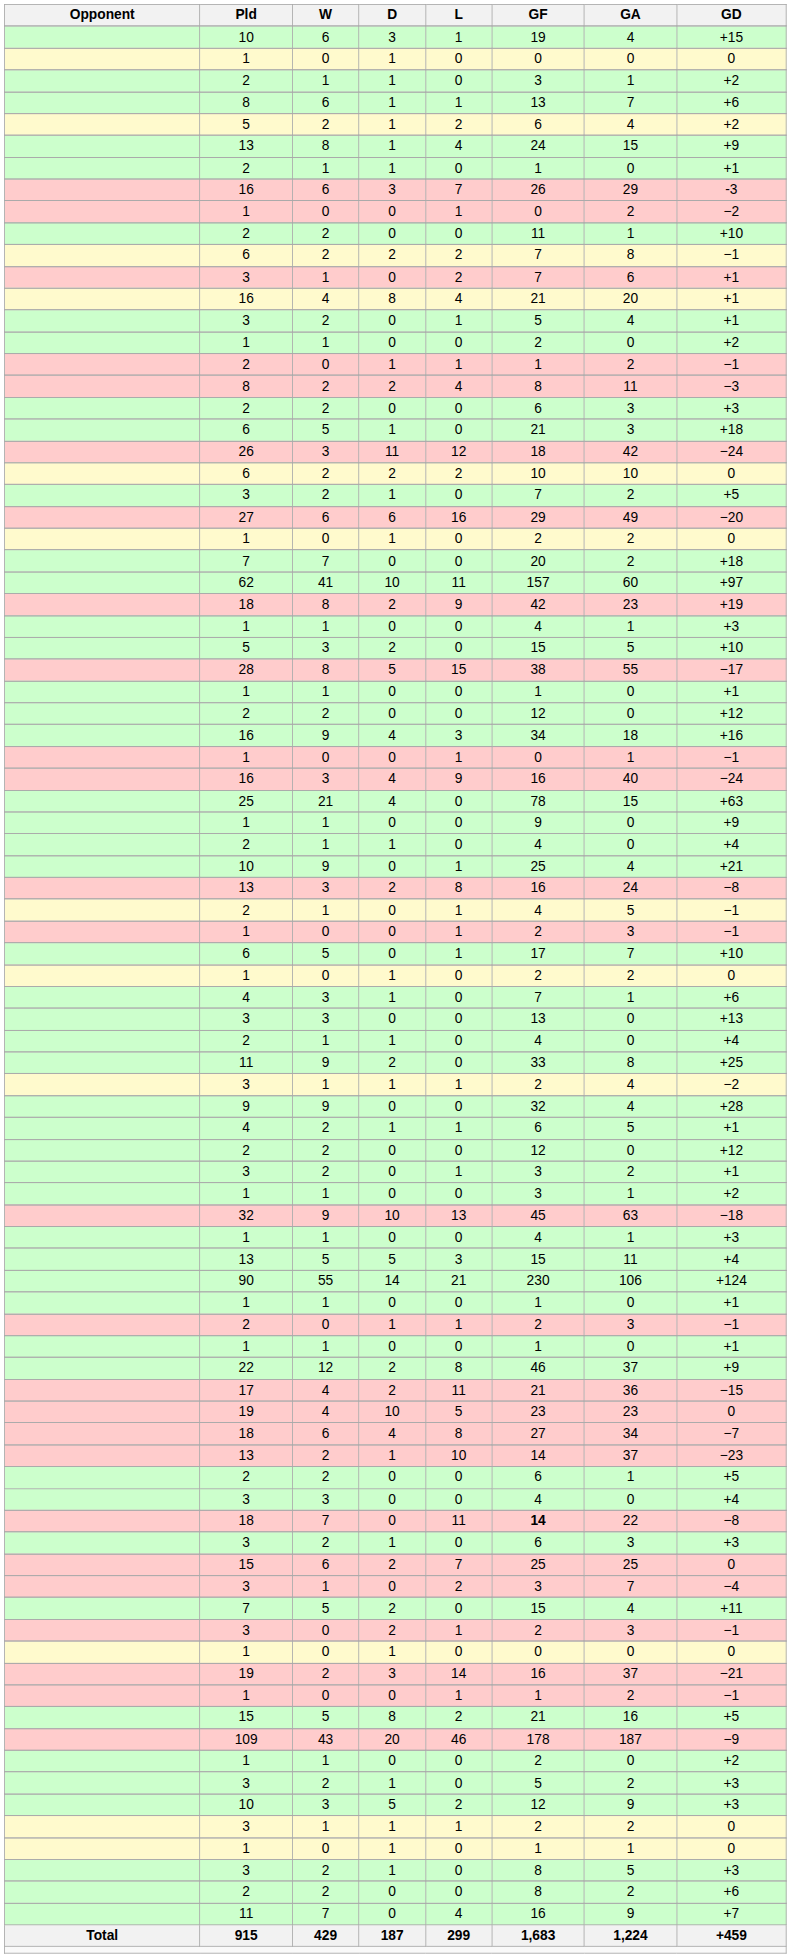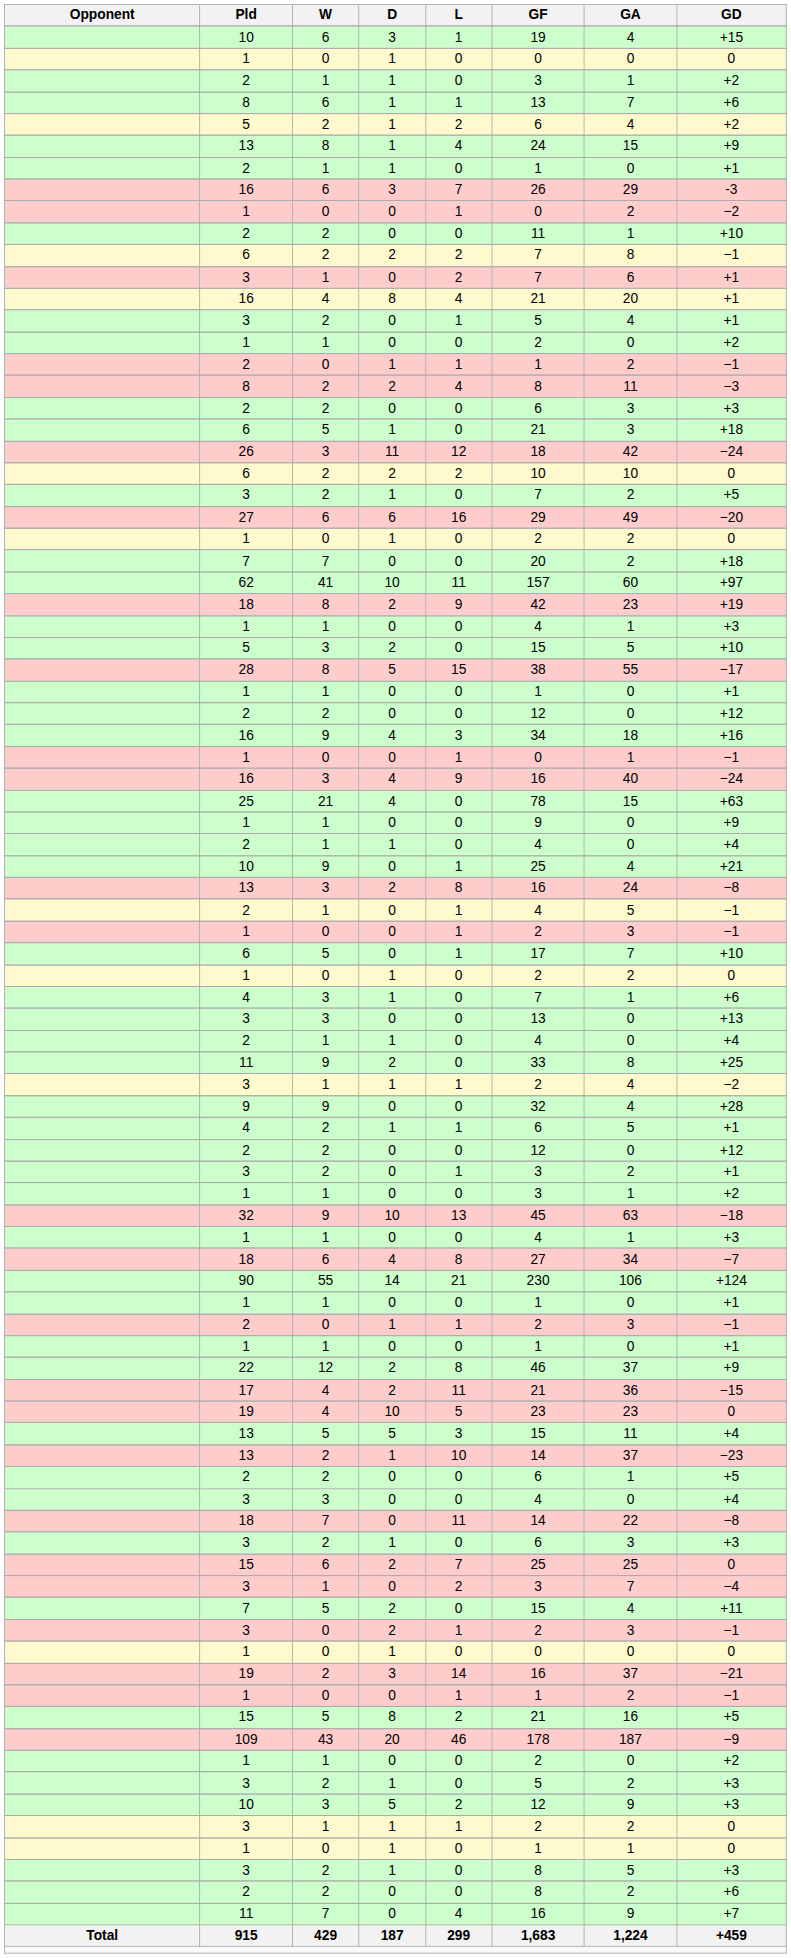rows swapped: (246, 1259) <-> (246, 1433)
(538, 1521) bold -> (538, 1521) normal
